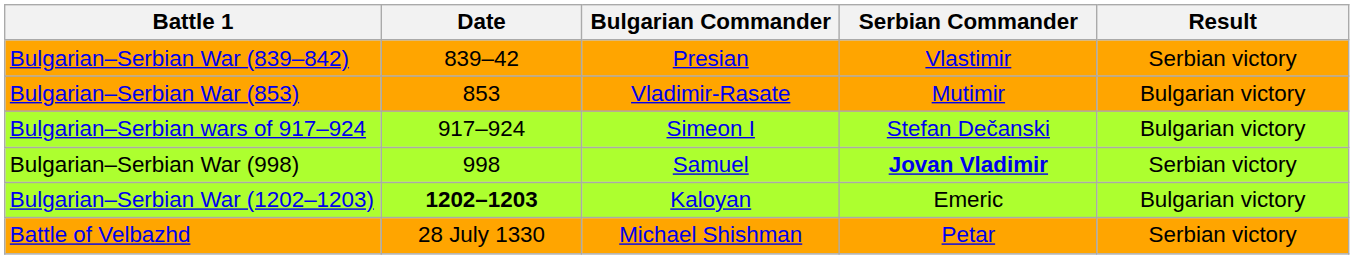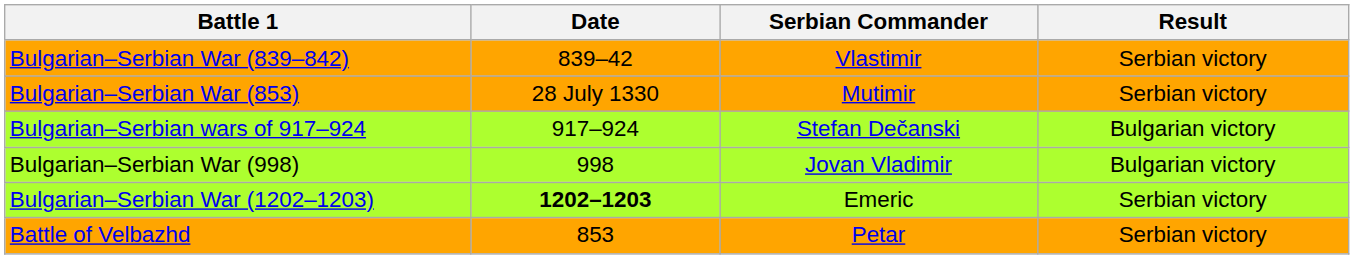- column: (711, 22)
(482, 93) 853 -> (595, 93) 28 July 1330
(1223, 93) Bulgarian victory -> (1193, 93) Serbian victory
(968, 164) bold -> (878, 164) normal
(1223, 164) Serbian victory -> (1193, 164) Bulgarian victory
(1223, 199) Bulgarian victory -> (1193, 199) Serbian victory
(482, 235) 28 July 1330 -> (595, 235) 853
